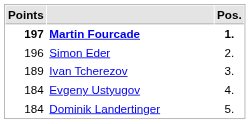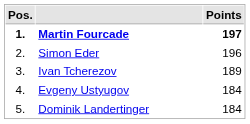columns swapped: (229, 15) <-> (26, 15)
